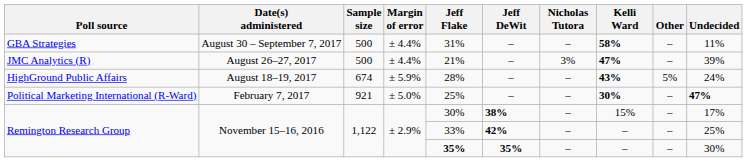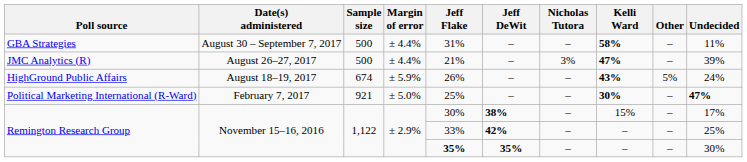(454, 78) 28% -> (454, 78) 26%
